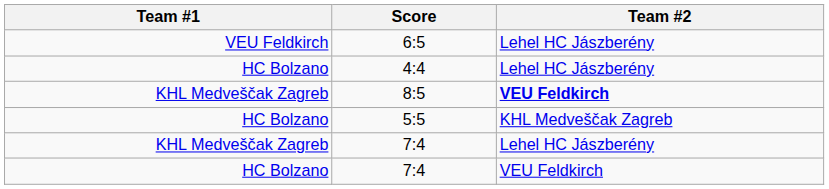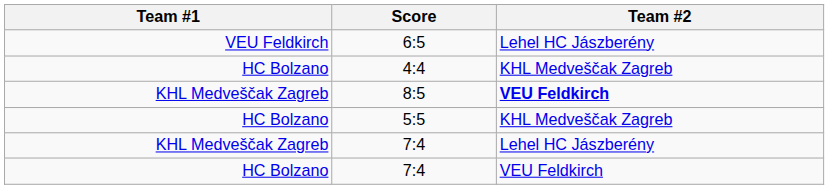(577, 68) Lehel HC Jászberény -> (586, 68) KHL Medveščak Zagreb
